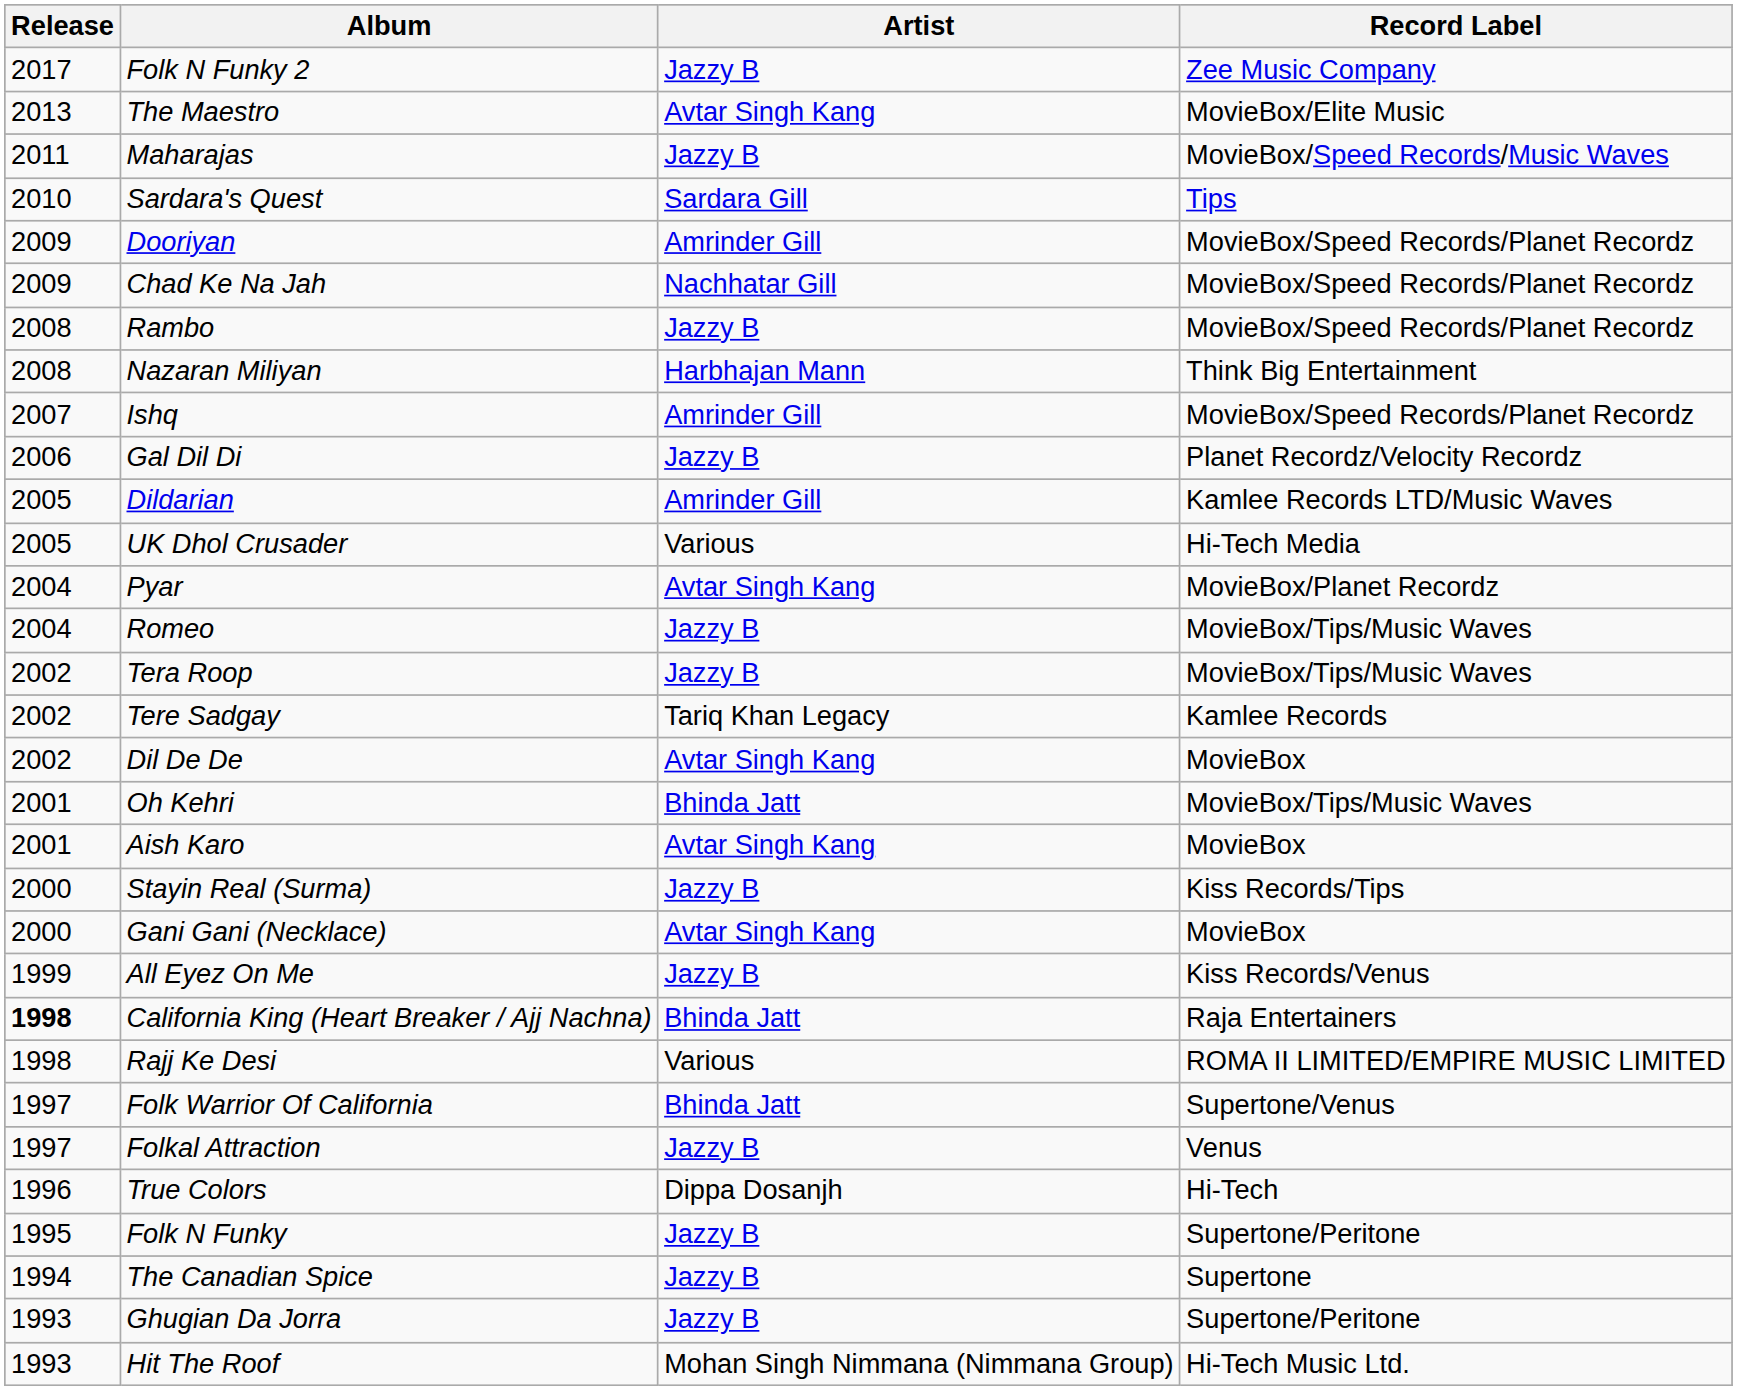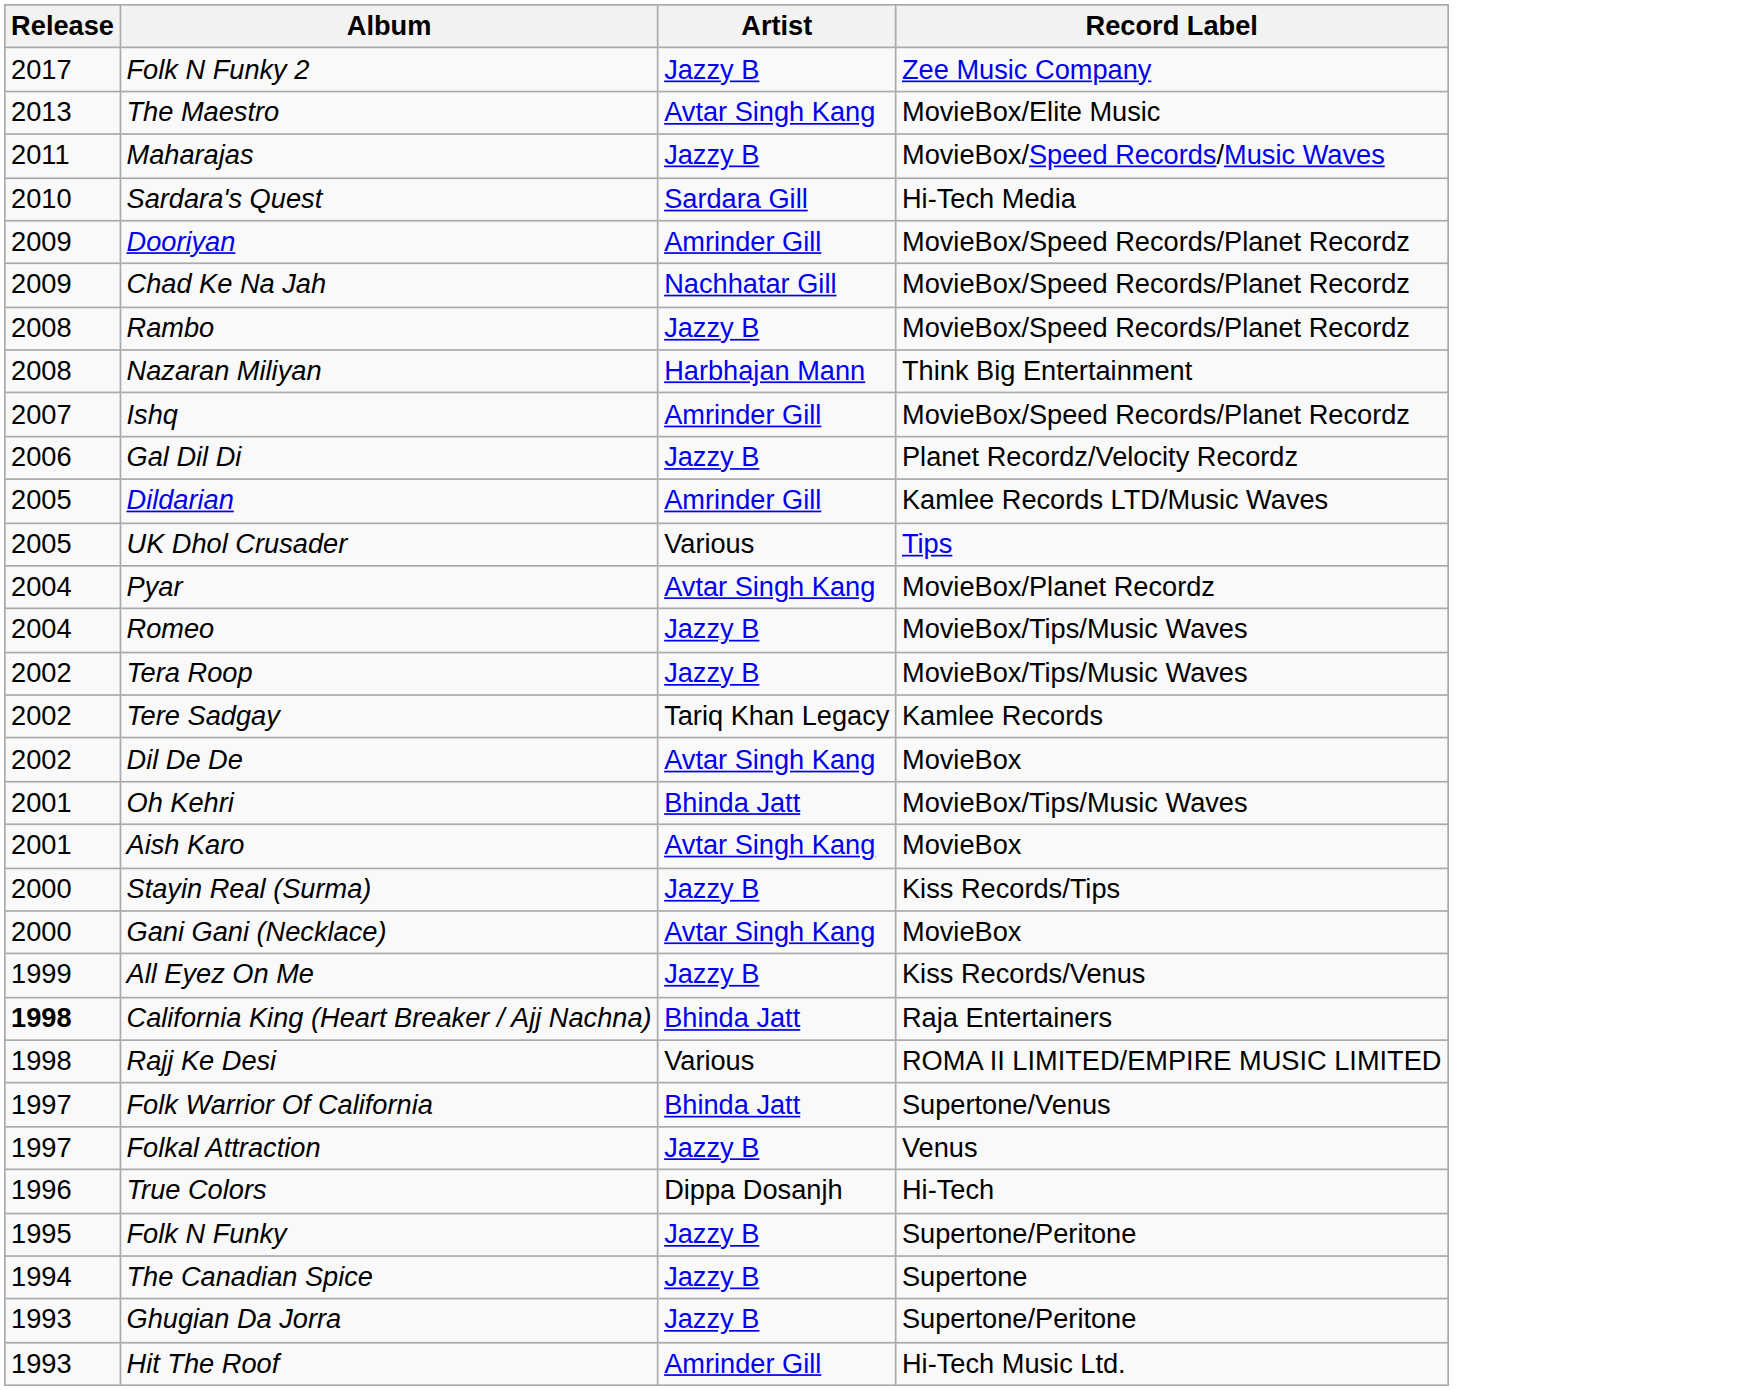(1211, 198) Tips -> (989, 198) Hi-Tech Media
(1273, 543) Hi-Tech Media -> (927, 543) Tips
(919, 1363) Mohan Singh Nimmana (Nimmana Group) -> (743, 1363) Amrinder Gill
